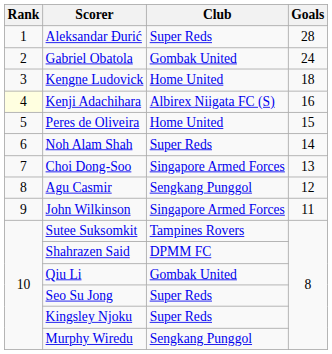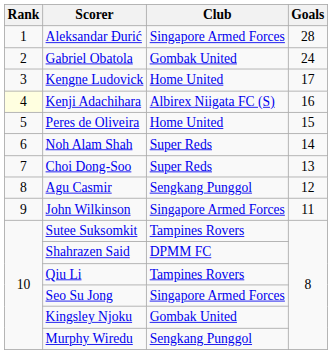(181, 36) Super Reds -> (217, 36) Singapore Armed Forces
(308, 79) 18 -> (308, 79) 17
(217, 166) Singapore Armed Forces -> (181, 166) Super Reds
(193, 274) Gombak United -> (197, 274) Tampines Rovers
(181, 295) Super Reds -> (217, 295) Singapore Armed Forces
(181, 317) Super Reds -> (193, 317) Gombak United
